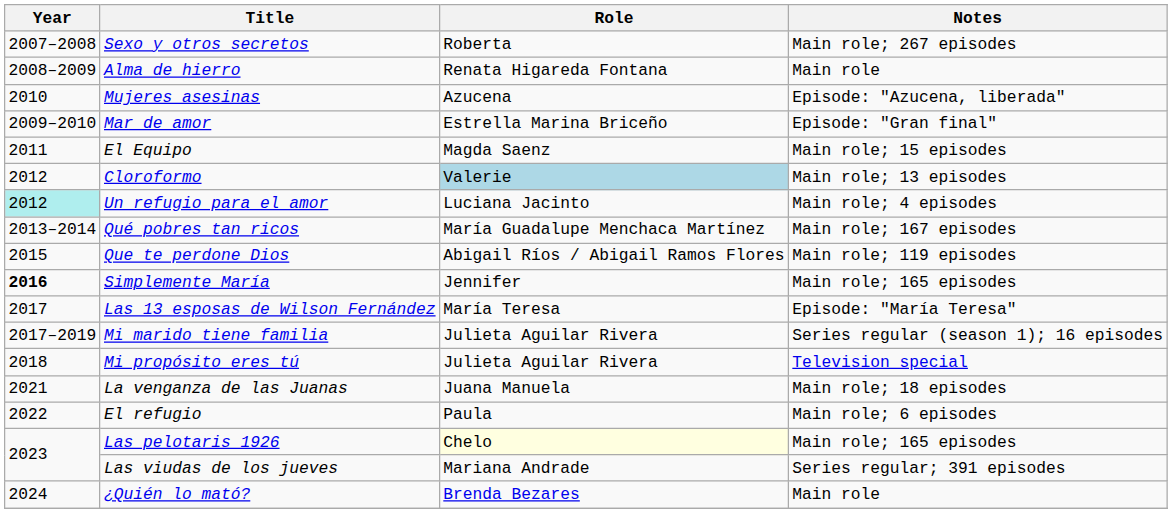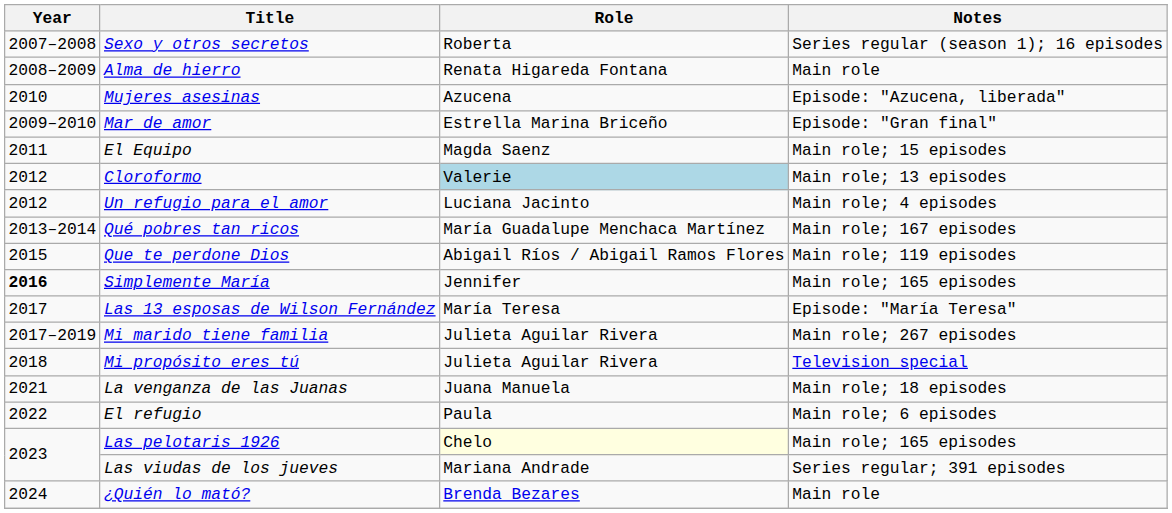(904, 44) Main role; 267 episodes -> (978, 44) Series regular (season 1); 16 episodes
(28, 203) paleturquoise background -> (28, 203) no background
(978, 336) Series regular (season 1); 16 episodes -> (904, 336) Main role; 267 episodes
